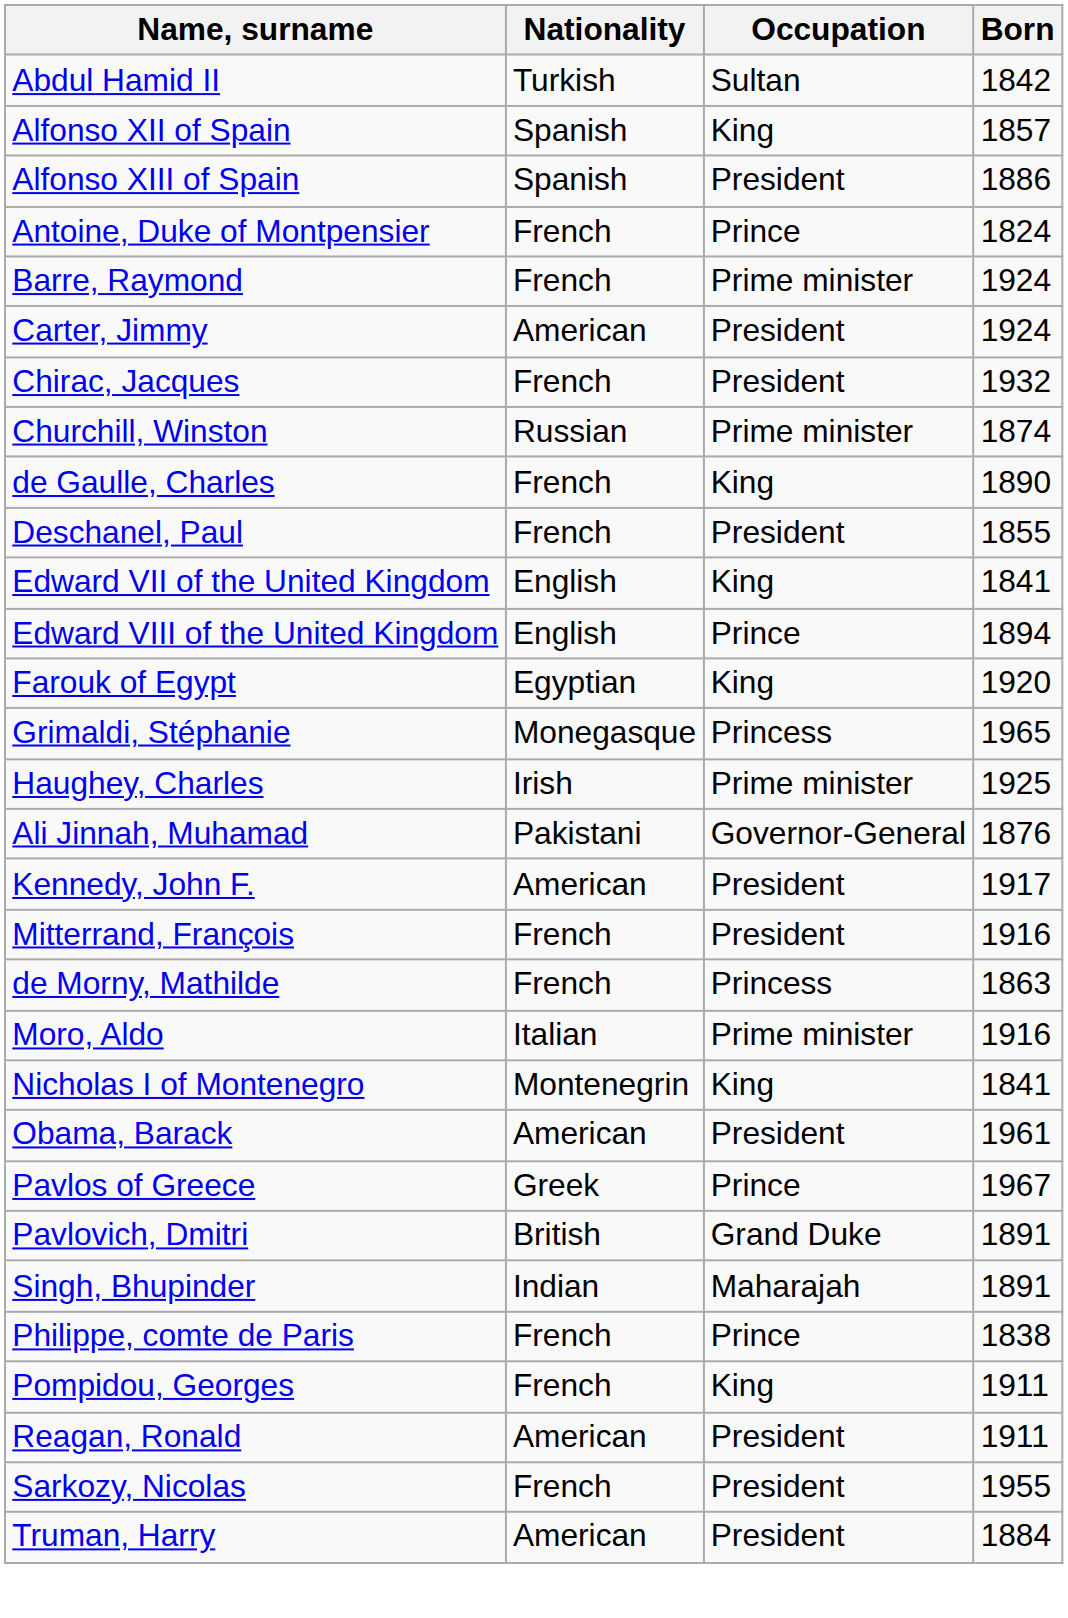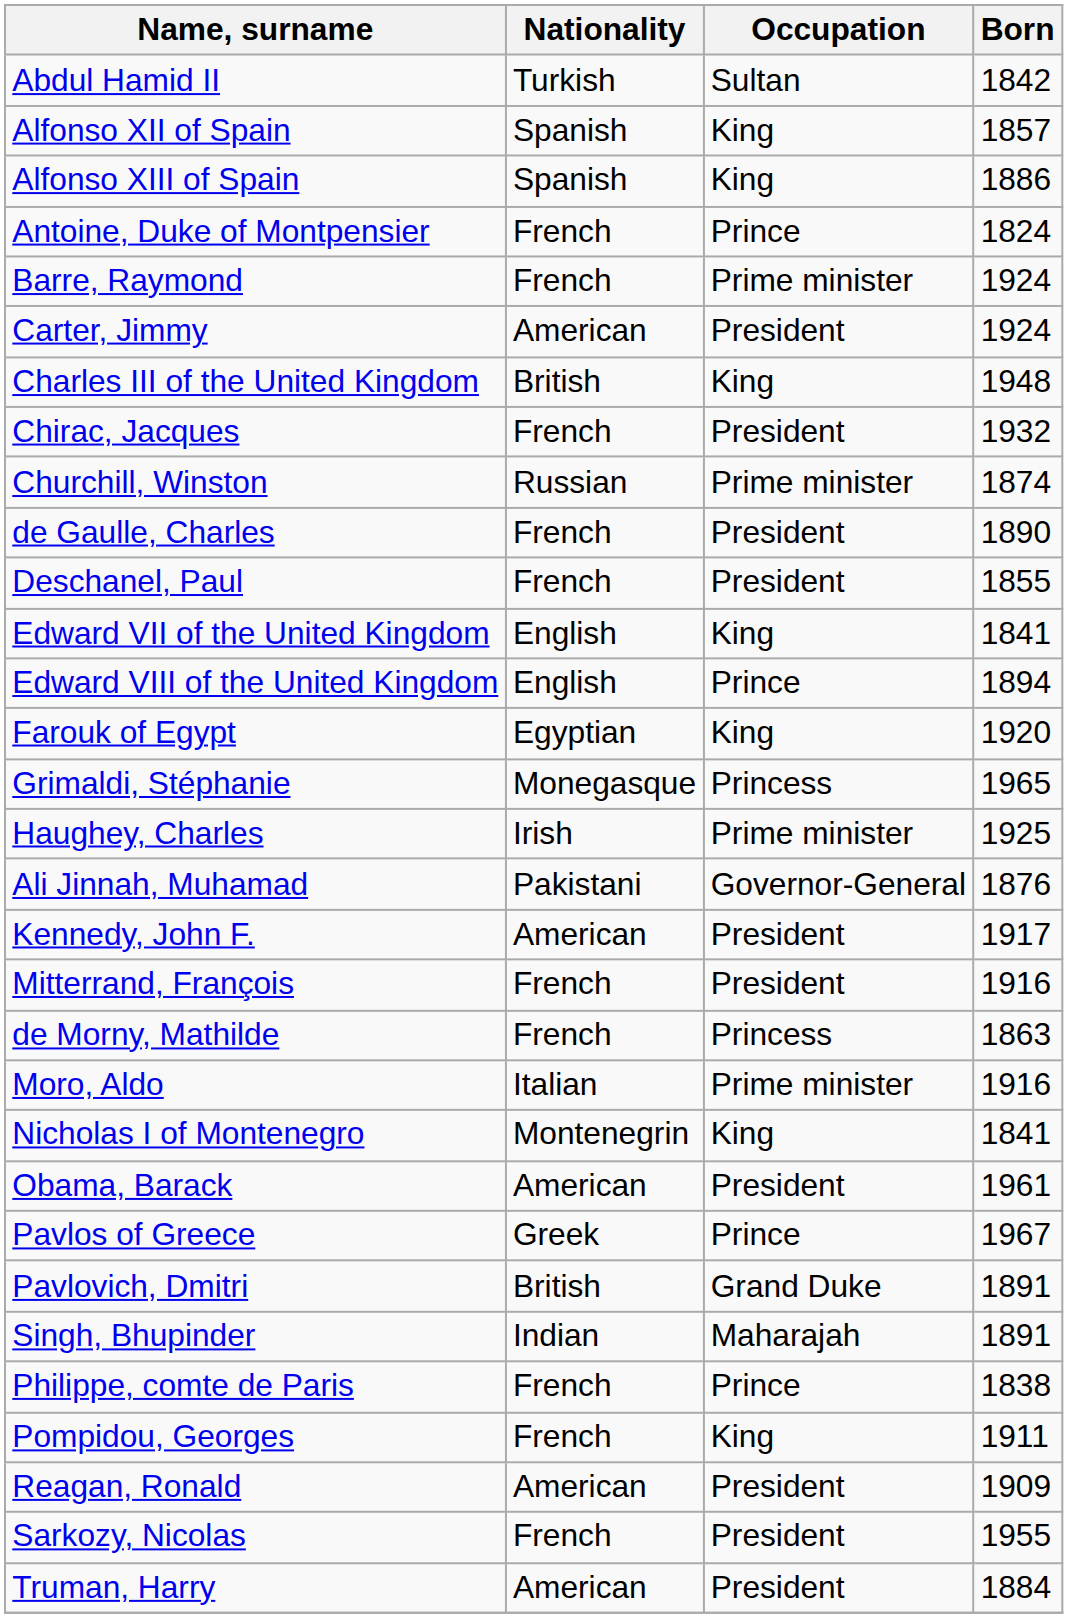(778, 180) President -> (742, 180) King
+ row: (246, 381)
(742, 481) King -> (778, 532) President
(1015, 1436) 1911 -> (1016, 1486) 1909
